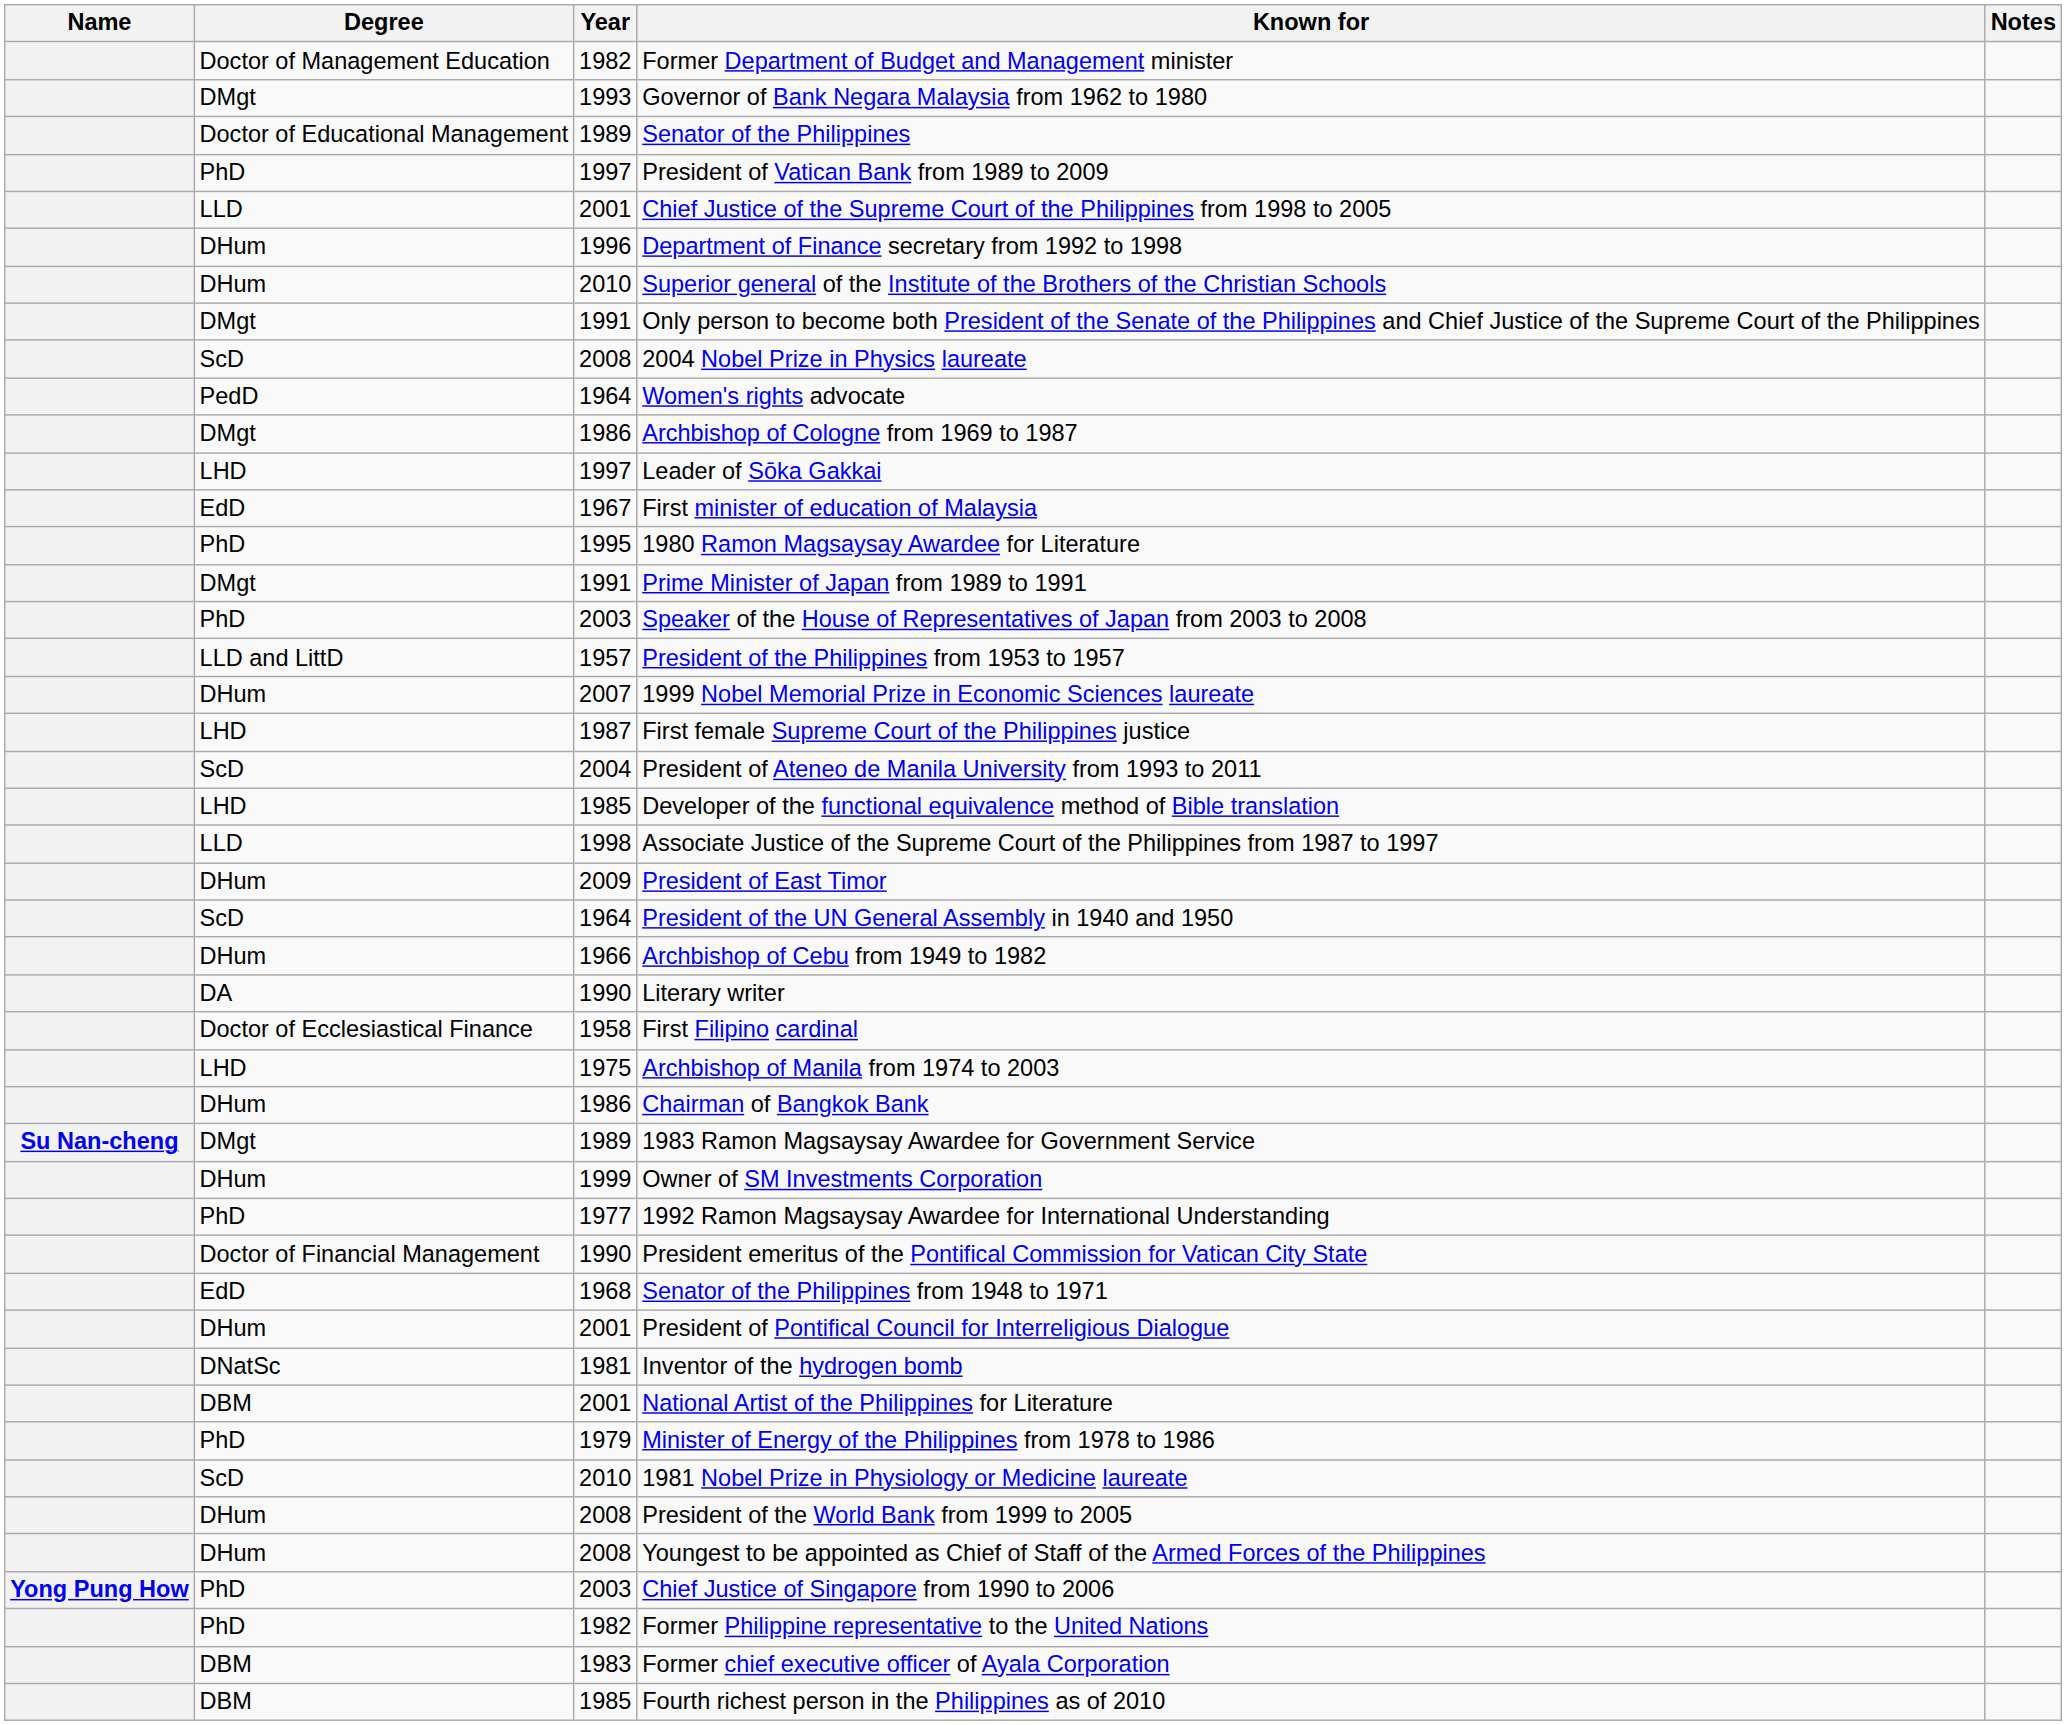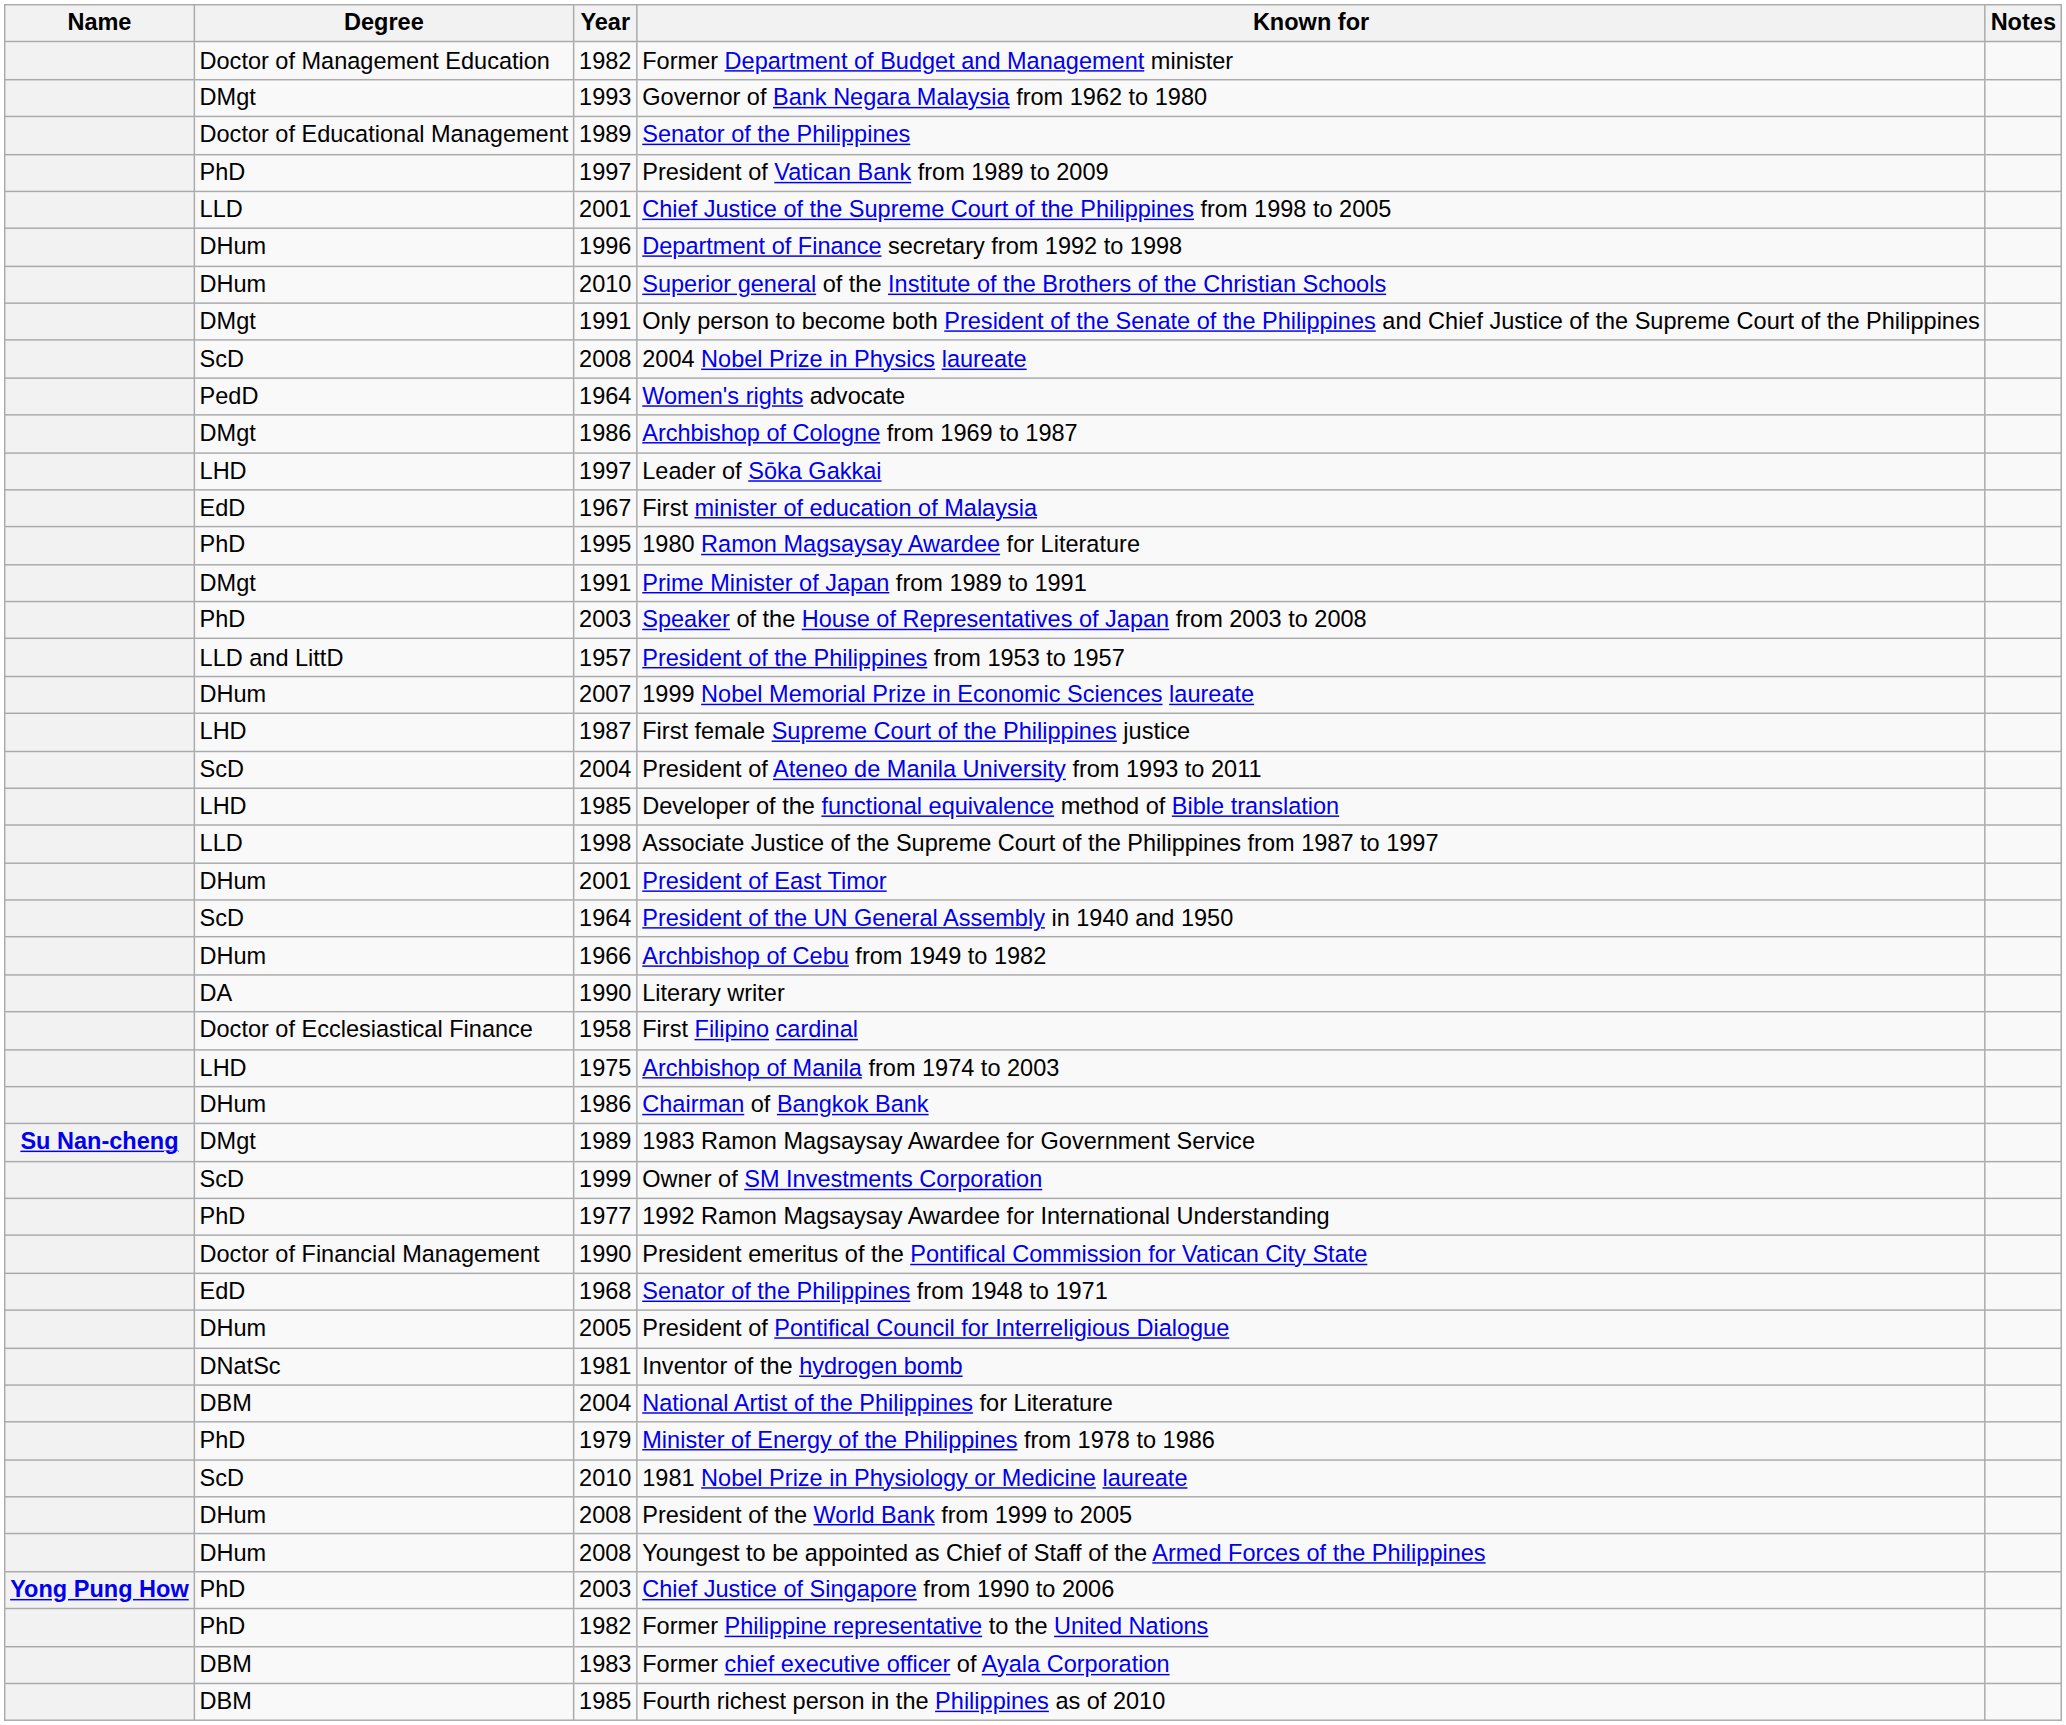(605, 881) 2009 -> (605, 881) 2001
(233, 1179) DHum -> (222, 1179) ScD
(605, 1328) 2001 -> (605, 1328) 2005
(605, 1403) 2001 -> (605, 1403) 2004
